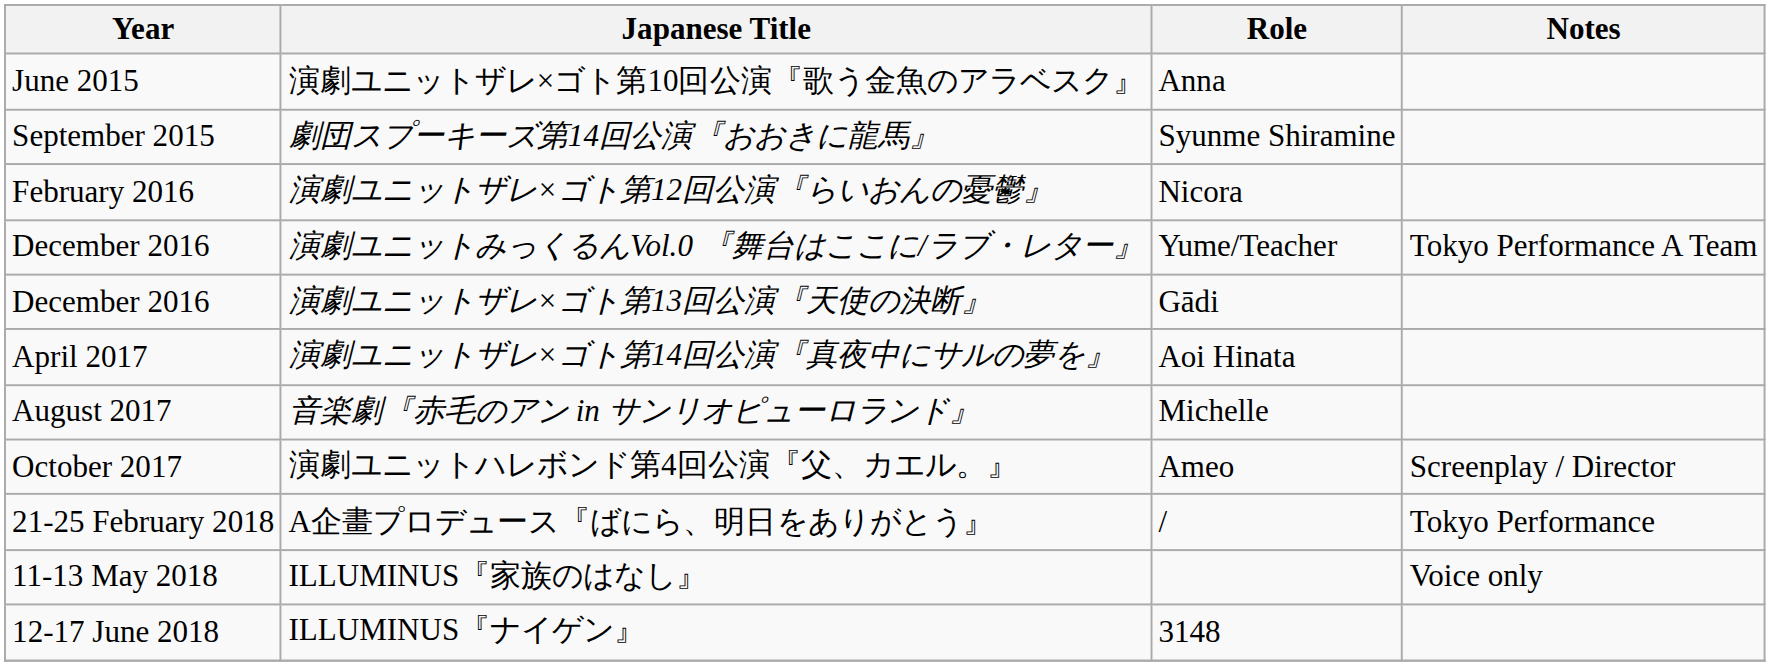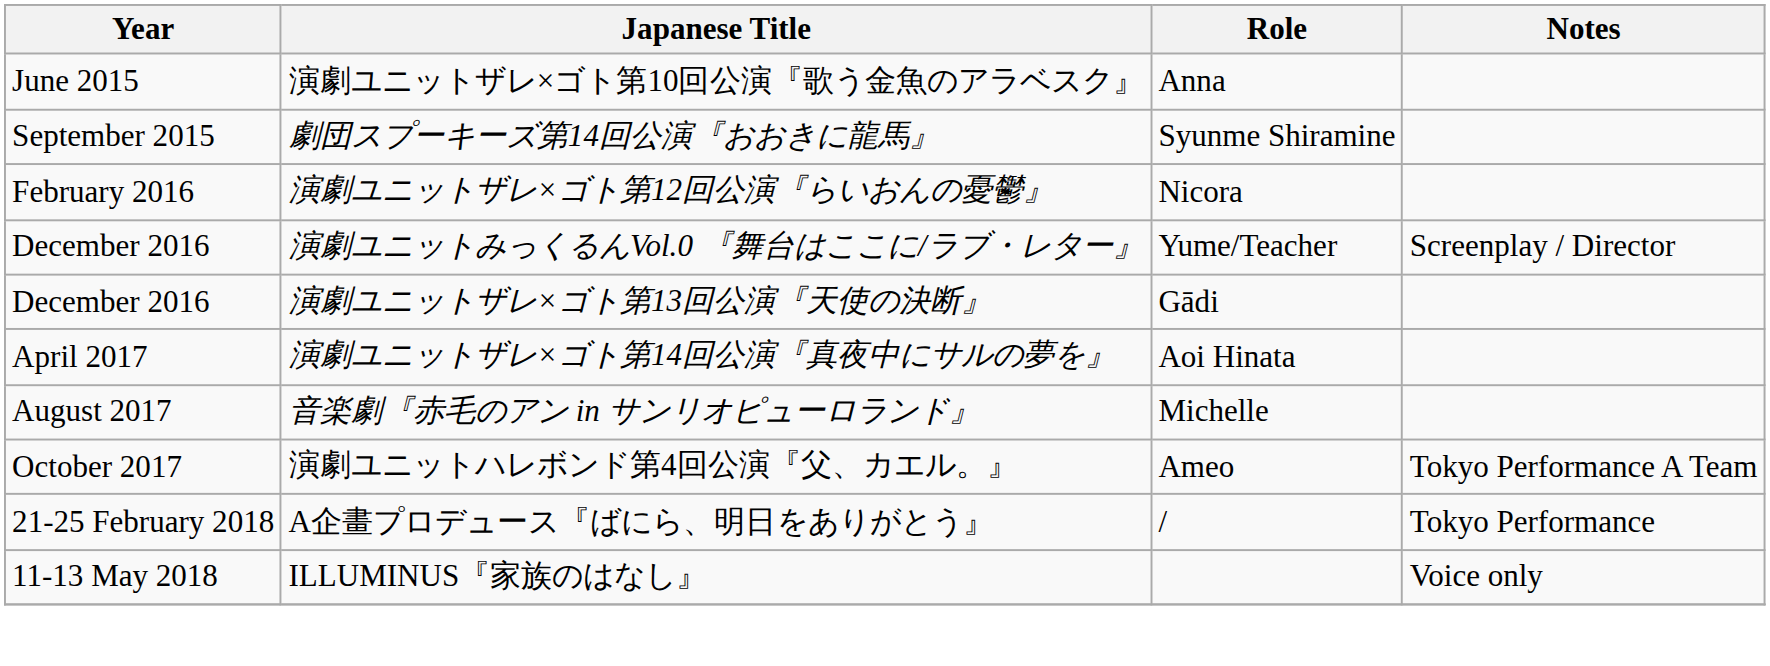(1584, 246) Tokyo Performance A Team -> (1543, 246) Screenplay / Director
(1543, 466) Screenplay / Director -> (1584, 466) Tokyo Performance A Team
- row: (467, 630)
